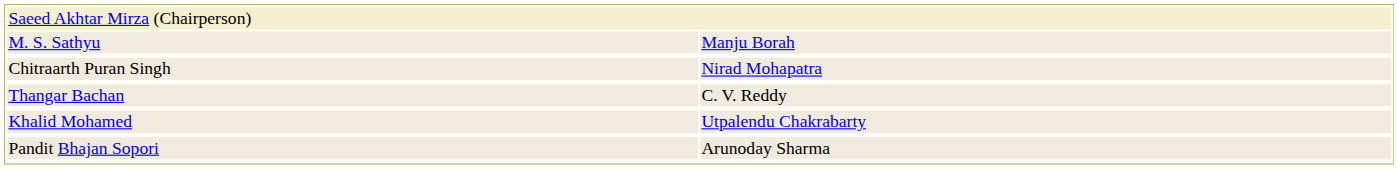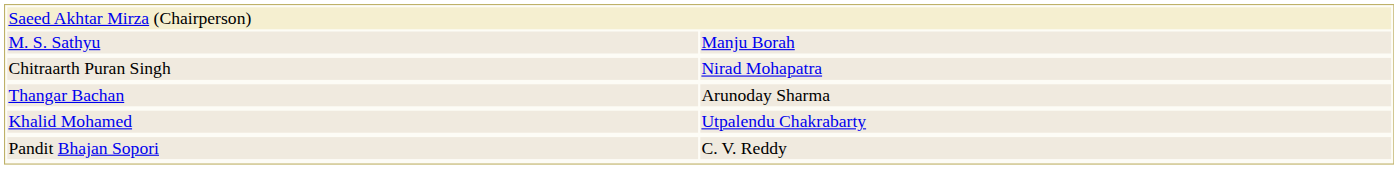(744, 95) C. V. Reddy -> (766, 95) Arunoday Sharma
(766, 148) Arunoday Sharma -> (744, 148) C. V. Reddy
